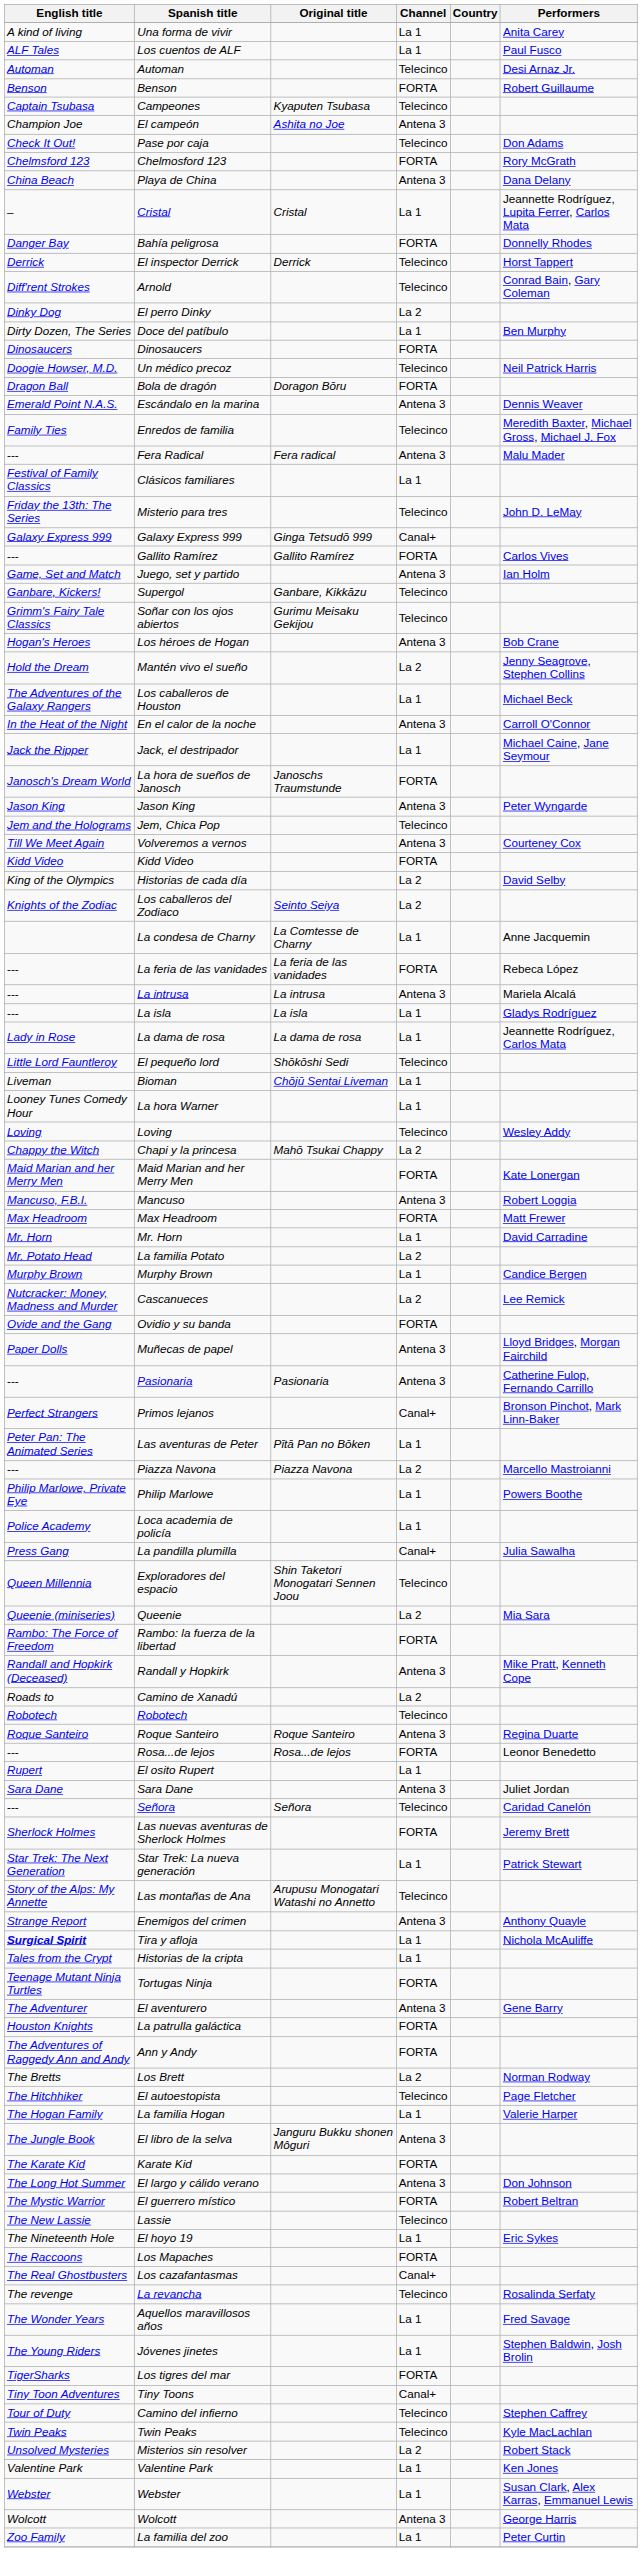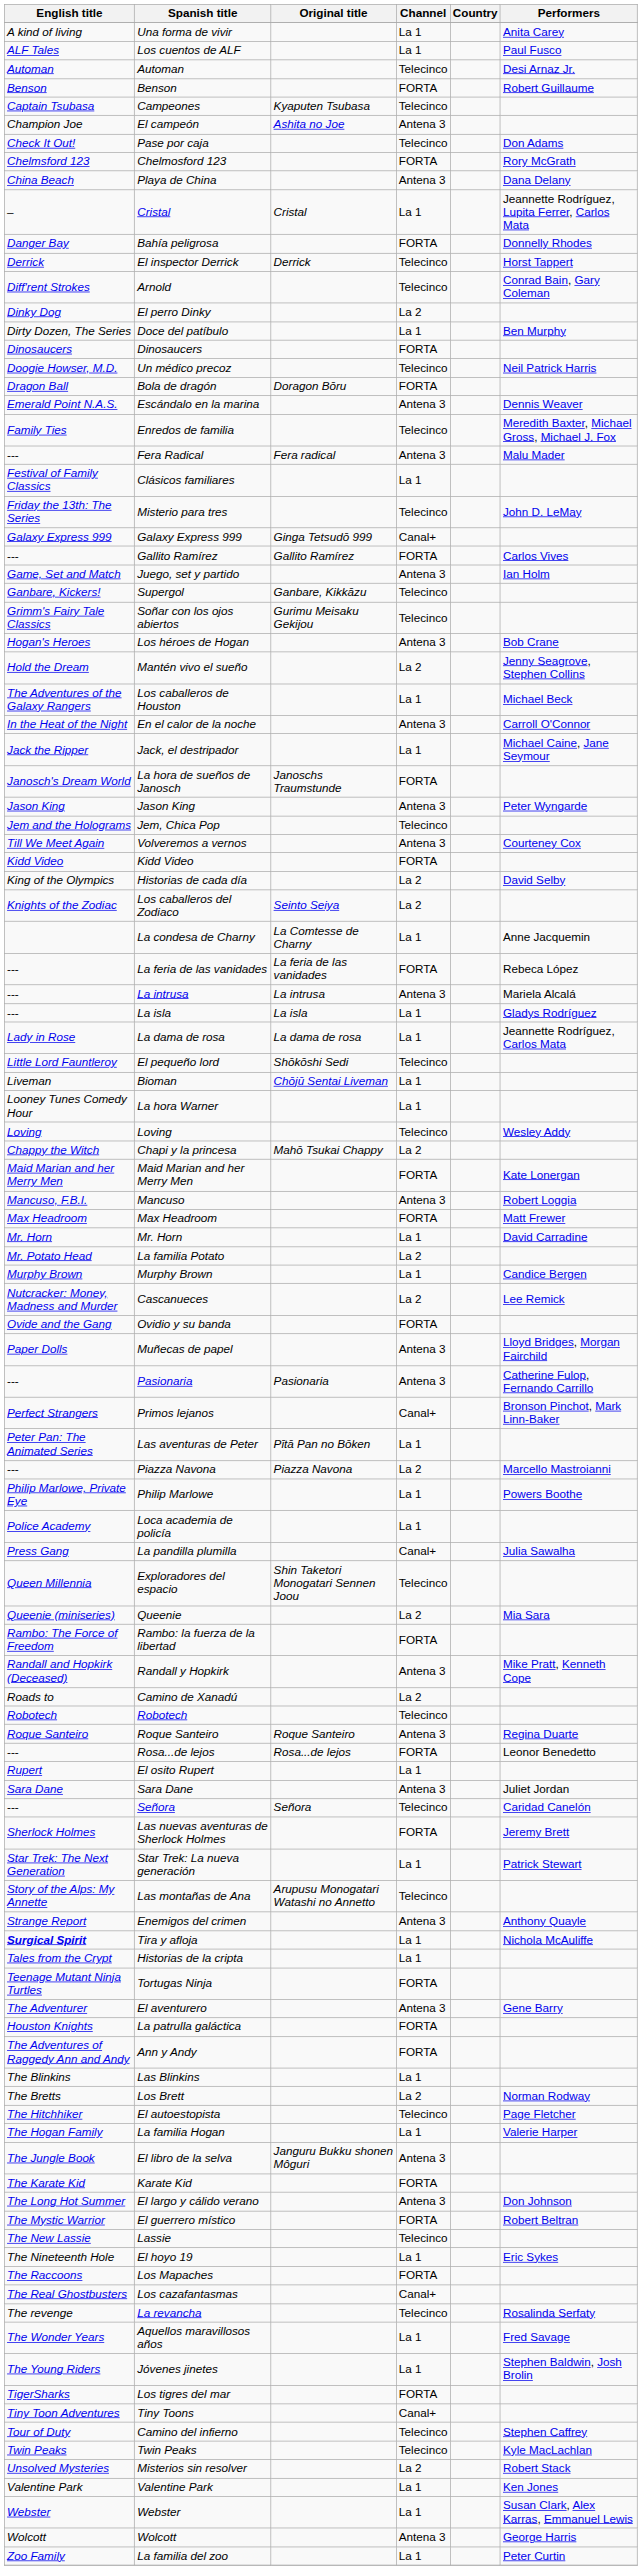+ row: (168, 2077)
